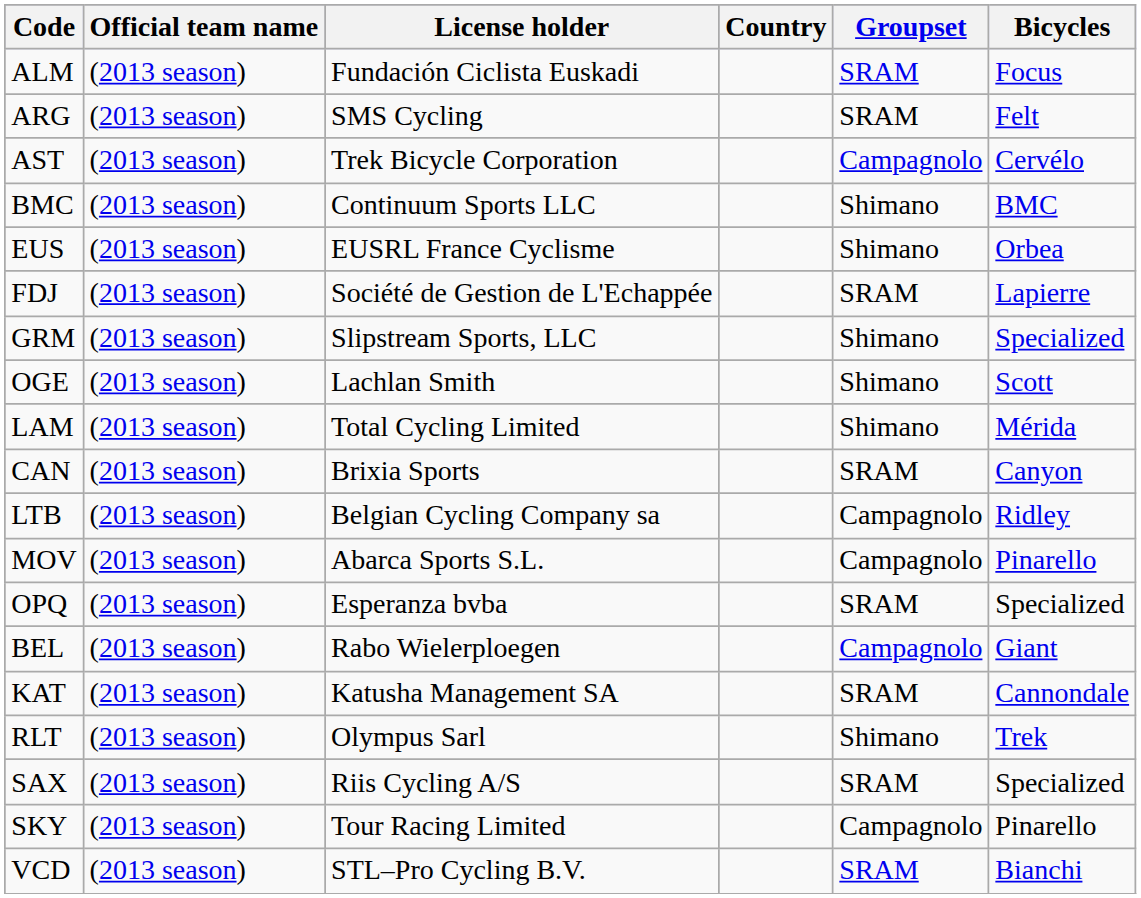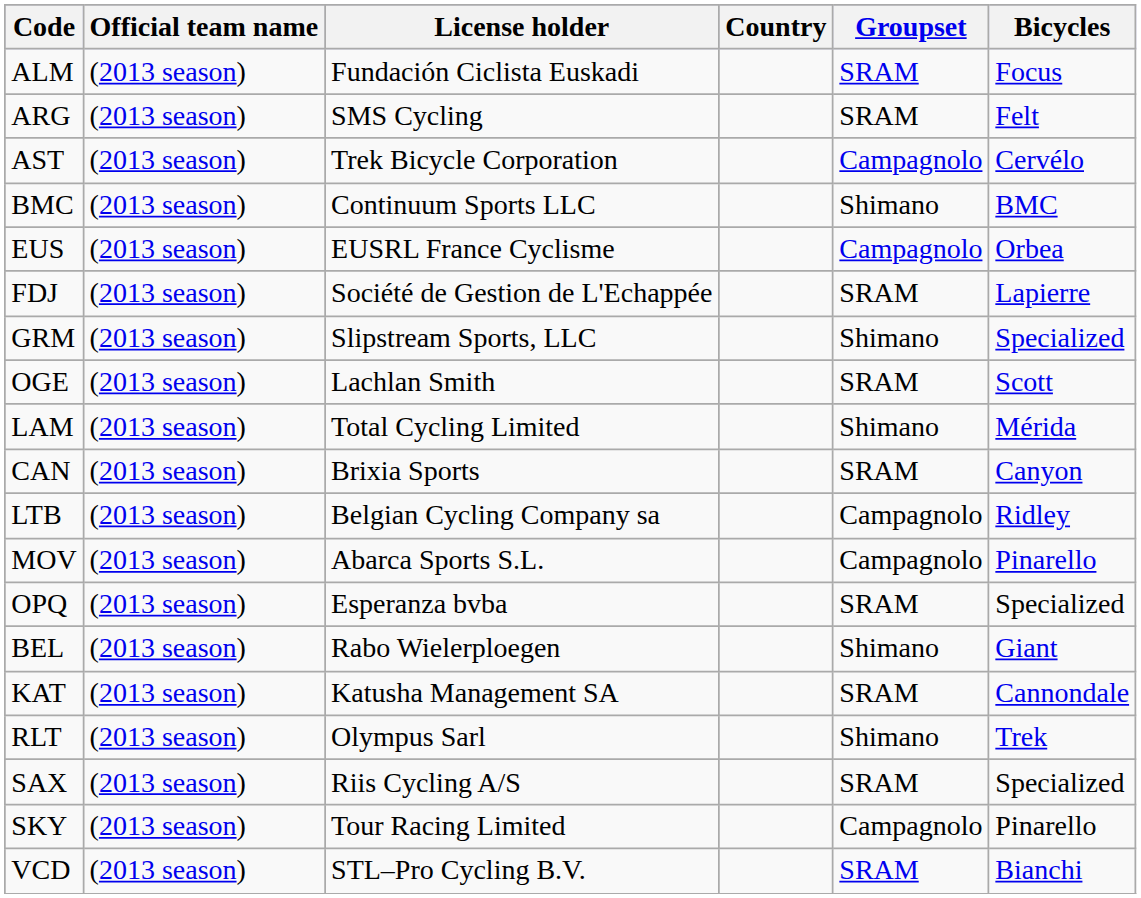(889, 248) Shimano -> (911, 248) Campagnolo
(889, 381) Shimano -> (879, 381) SRAM
(911, 648) Campagnolo -> (889, 648) Shimano
